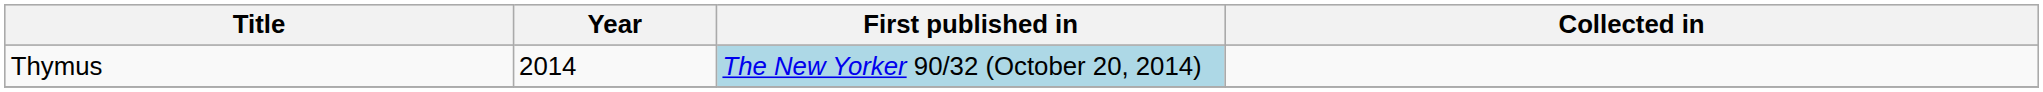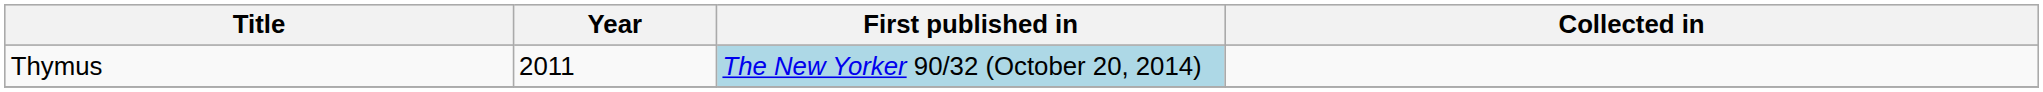(548, 65) 2014 -> (547, 65) 2011
